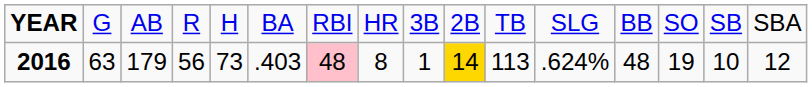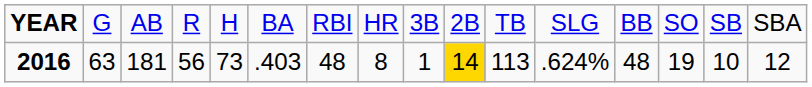(147, 61) 179 -> (147, 61) 181
(332, 61) pink background -> (332, 61) no background
